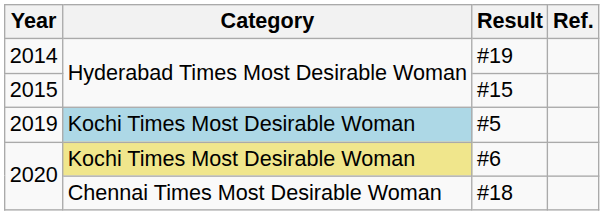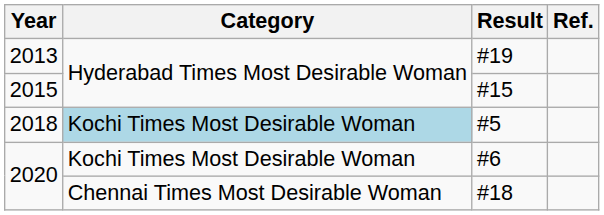(34, 55) 2014 -> (34, 55) 2013
(34, 124) 2019 -> (34, 124) 2018
(242, 158) khaki background -> (242, 158) no background
